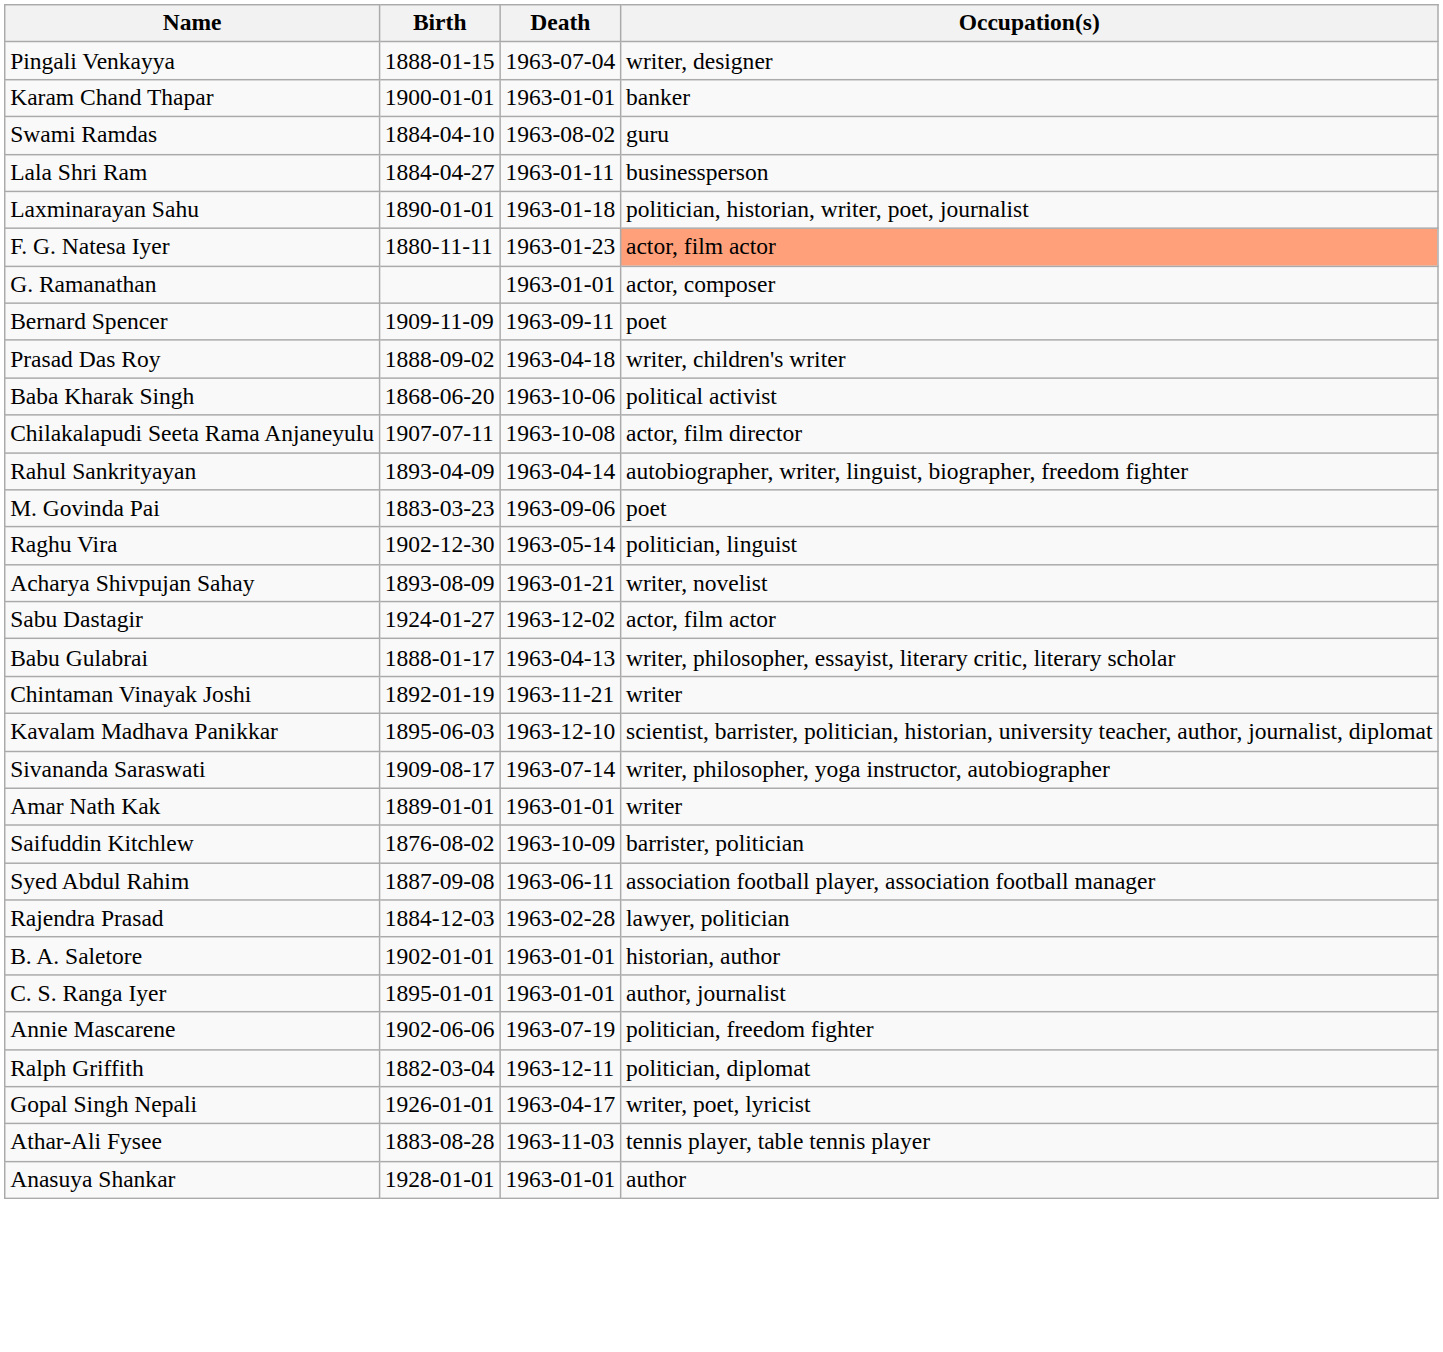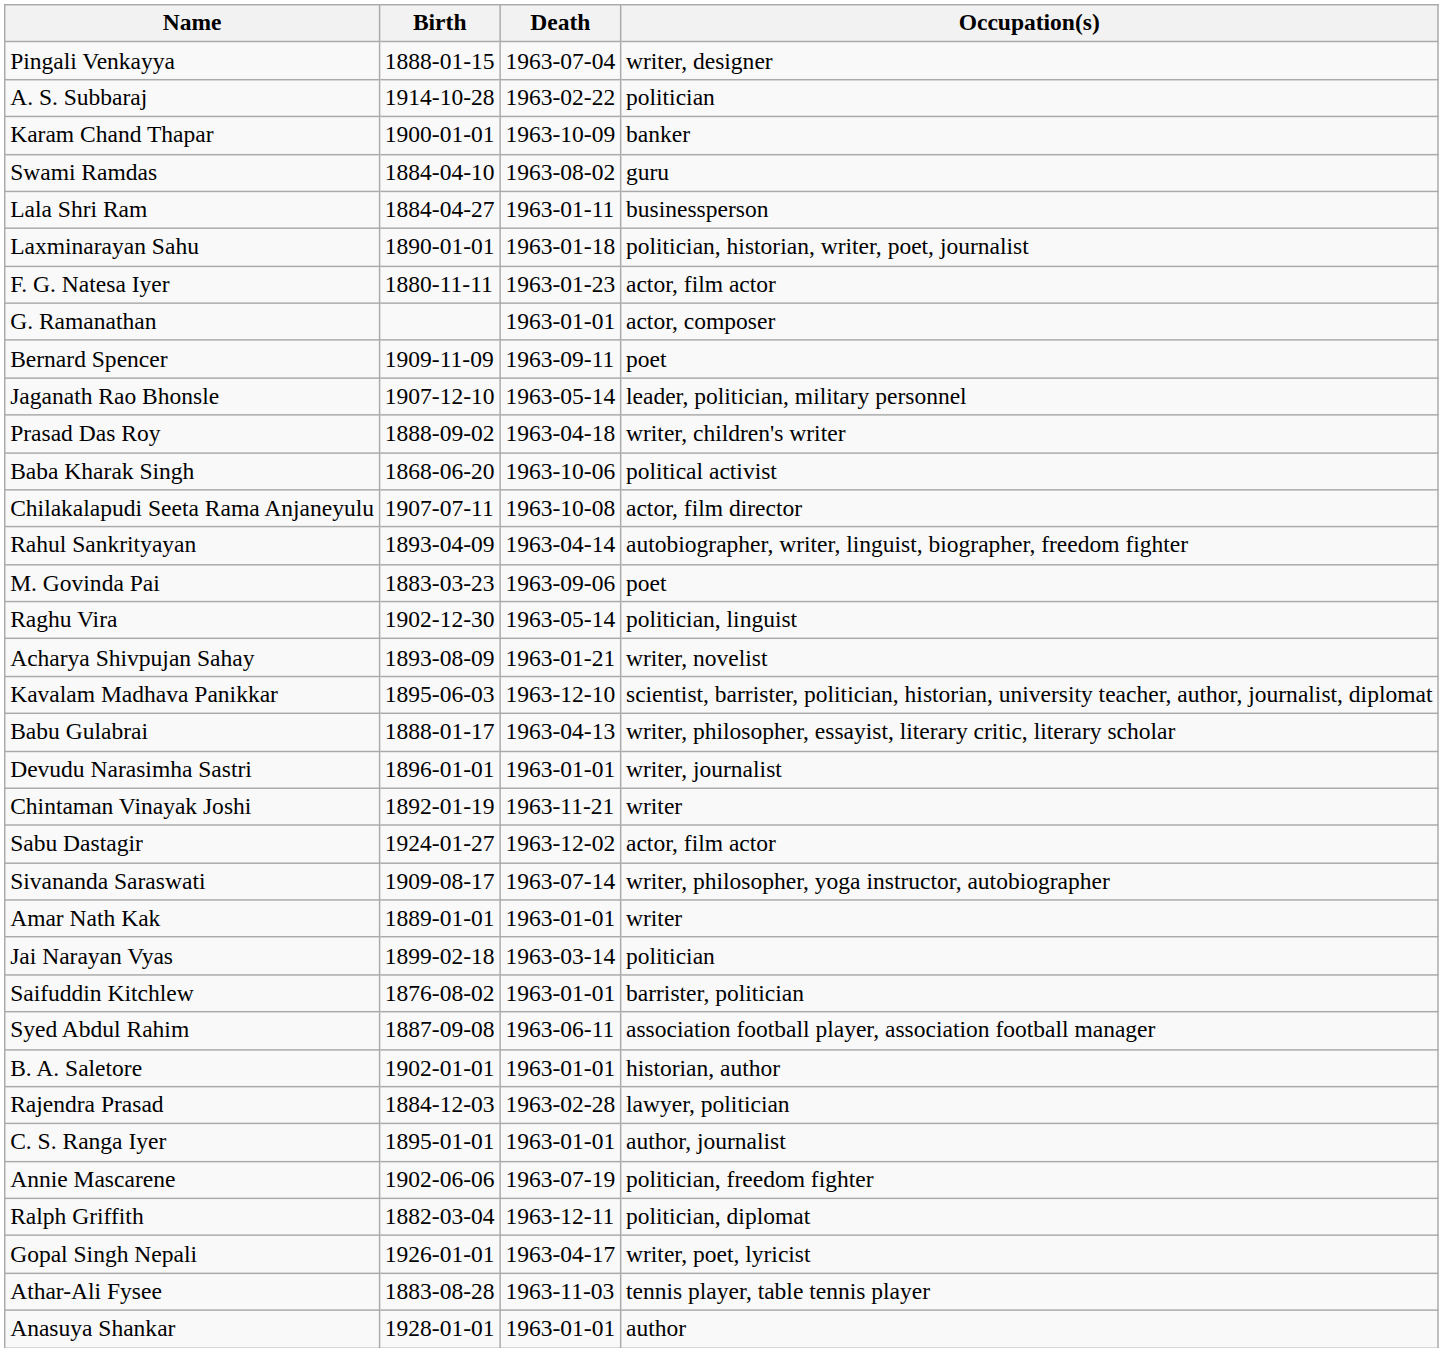+ row: (79, 97)
(560, 97) 1963-01-01 -> (560, 135) 1963-10-09
(701, 246) lightsalmon background -> (701, 284) no background
+ row: (115, 396)
rows swapped: (144, 731) <-> (76, 619)
+ row: (131, 769)
+ row: (92, 955)
(560, 843) 1963-10-09 -> (560, 992) 1963-01-01
rows swapped: (76, 955) <-> (87, 918)
